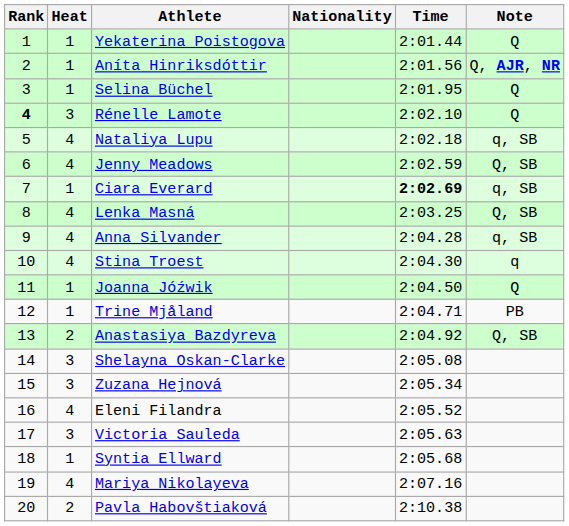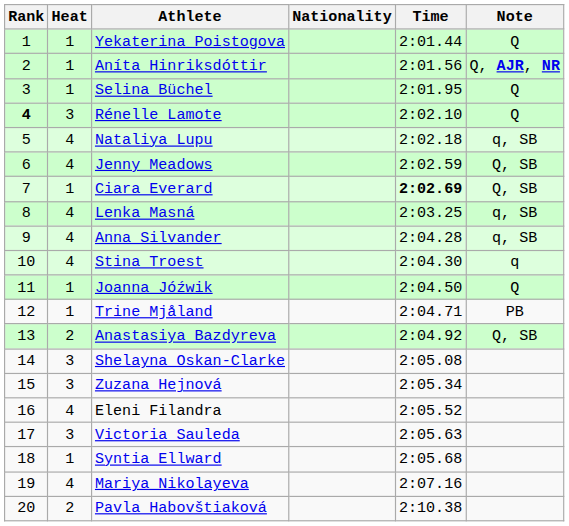(515, 189) q, SB -> (515, 189) Q, SB
(515, 213) Q, SB -> (515, 213) q, SB
